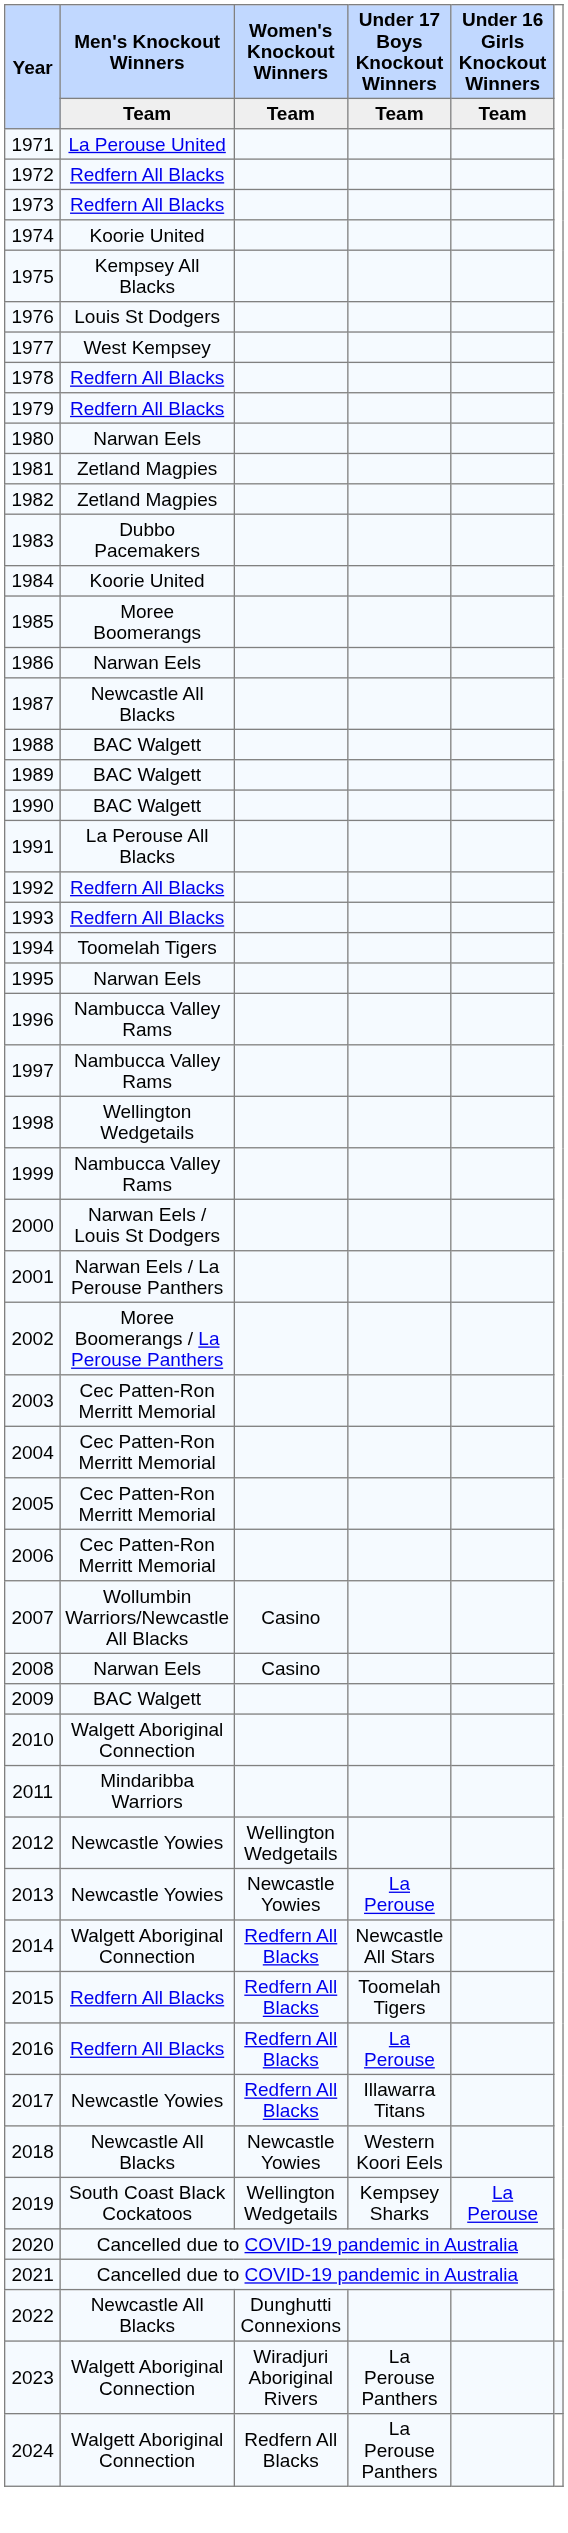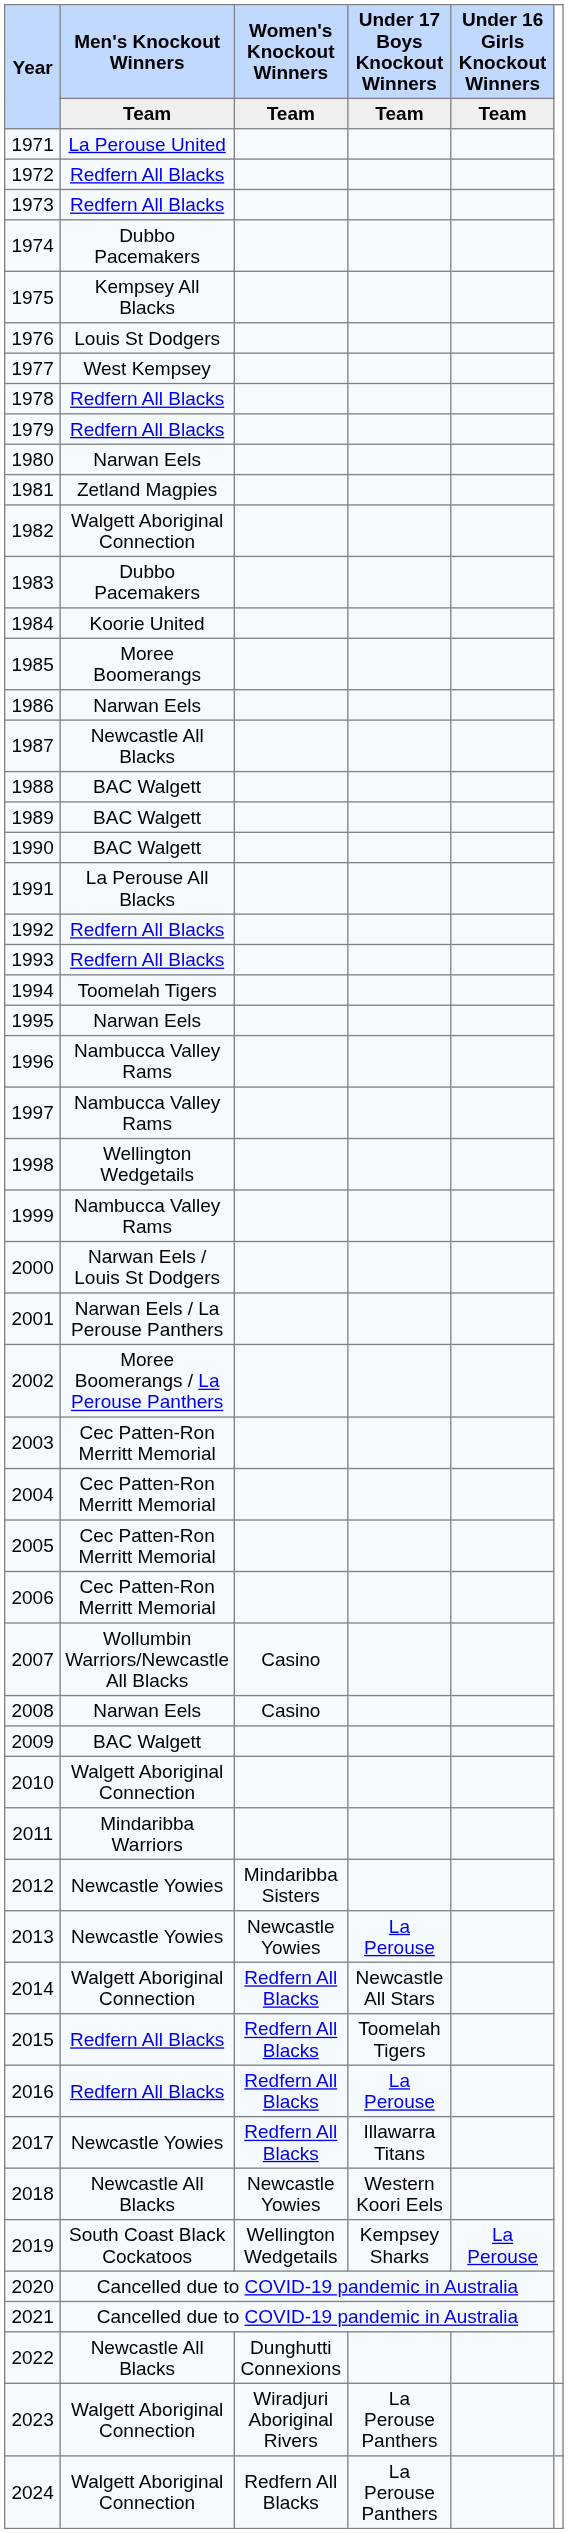(147, 235) Koorie United -> (147, 246) Dubbo Pacemakers
(147, 499) Zetland Magpies -> (147, 531) Walgett Aboriginal Connection
(291, 1843) Wellington Wedgetails -> (291, 1885) Mindaribba Sisters
